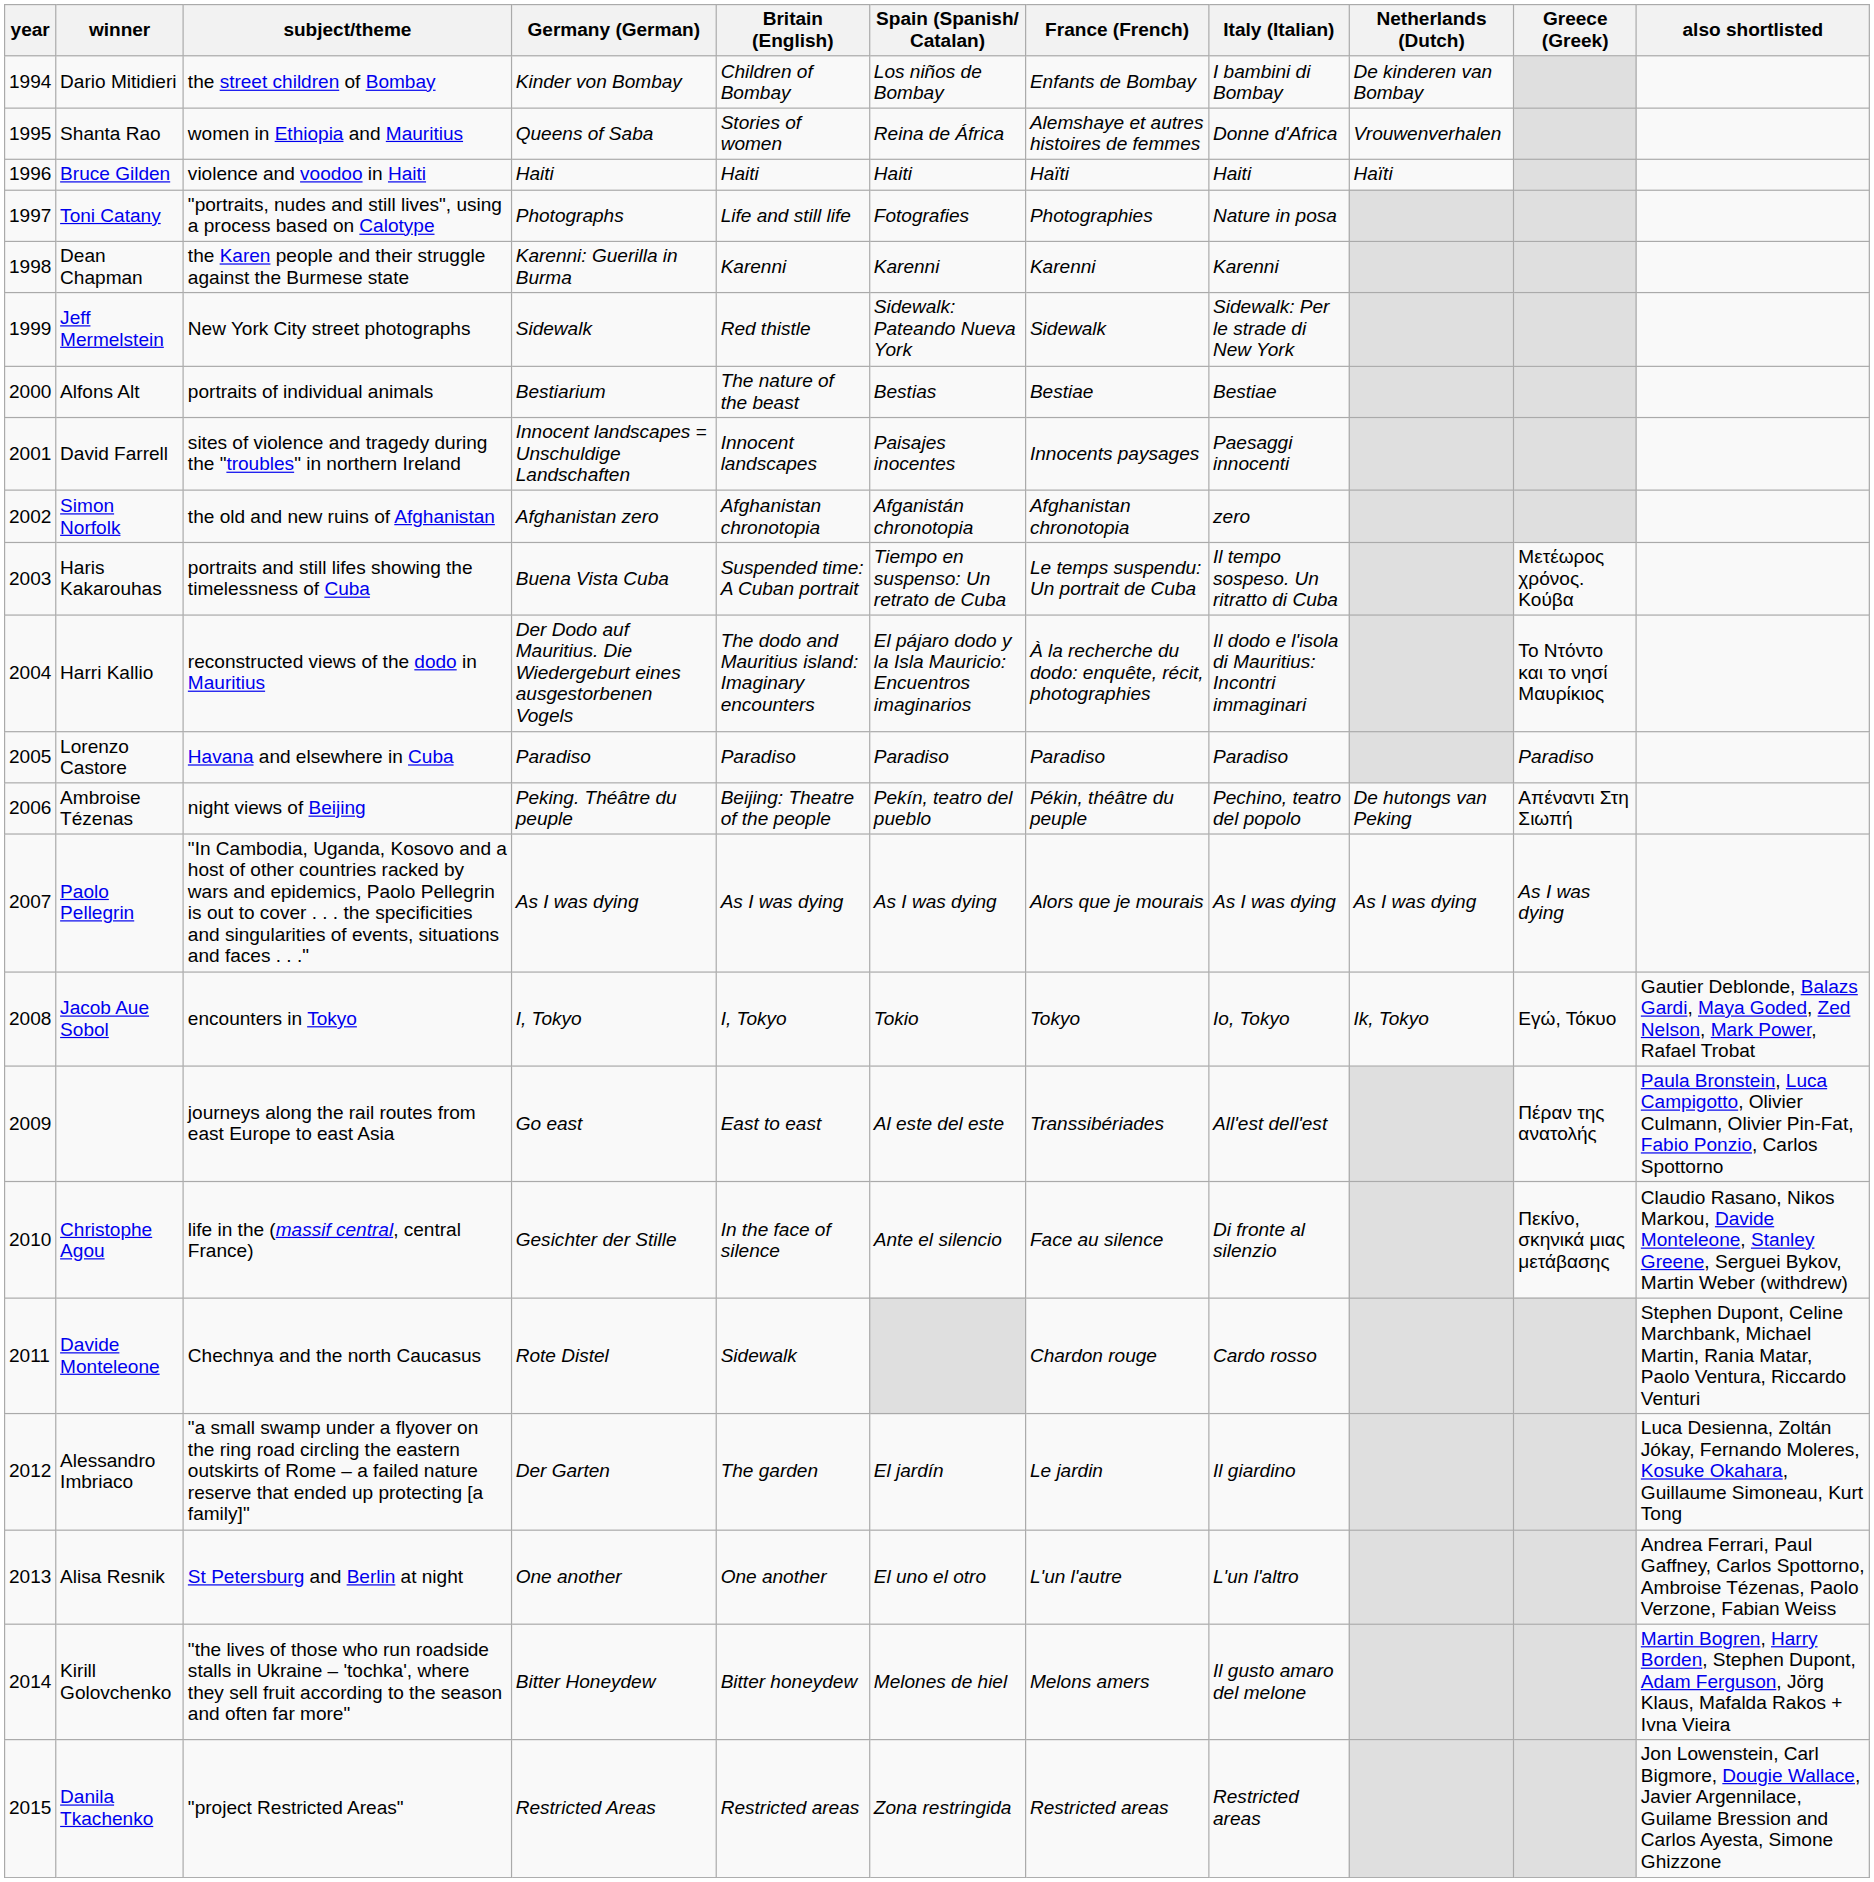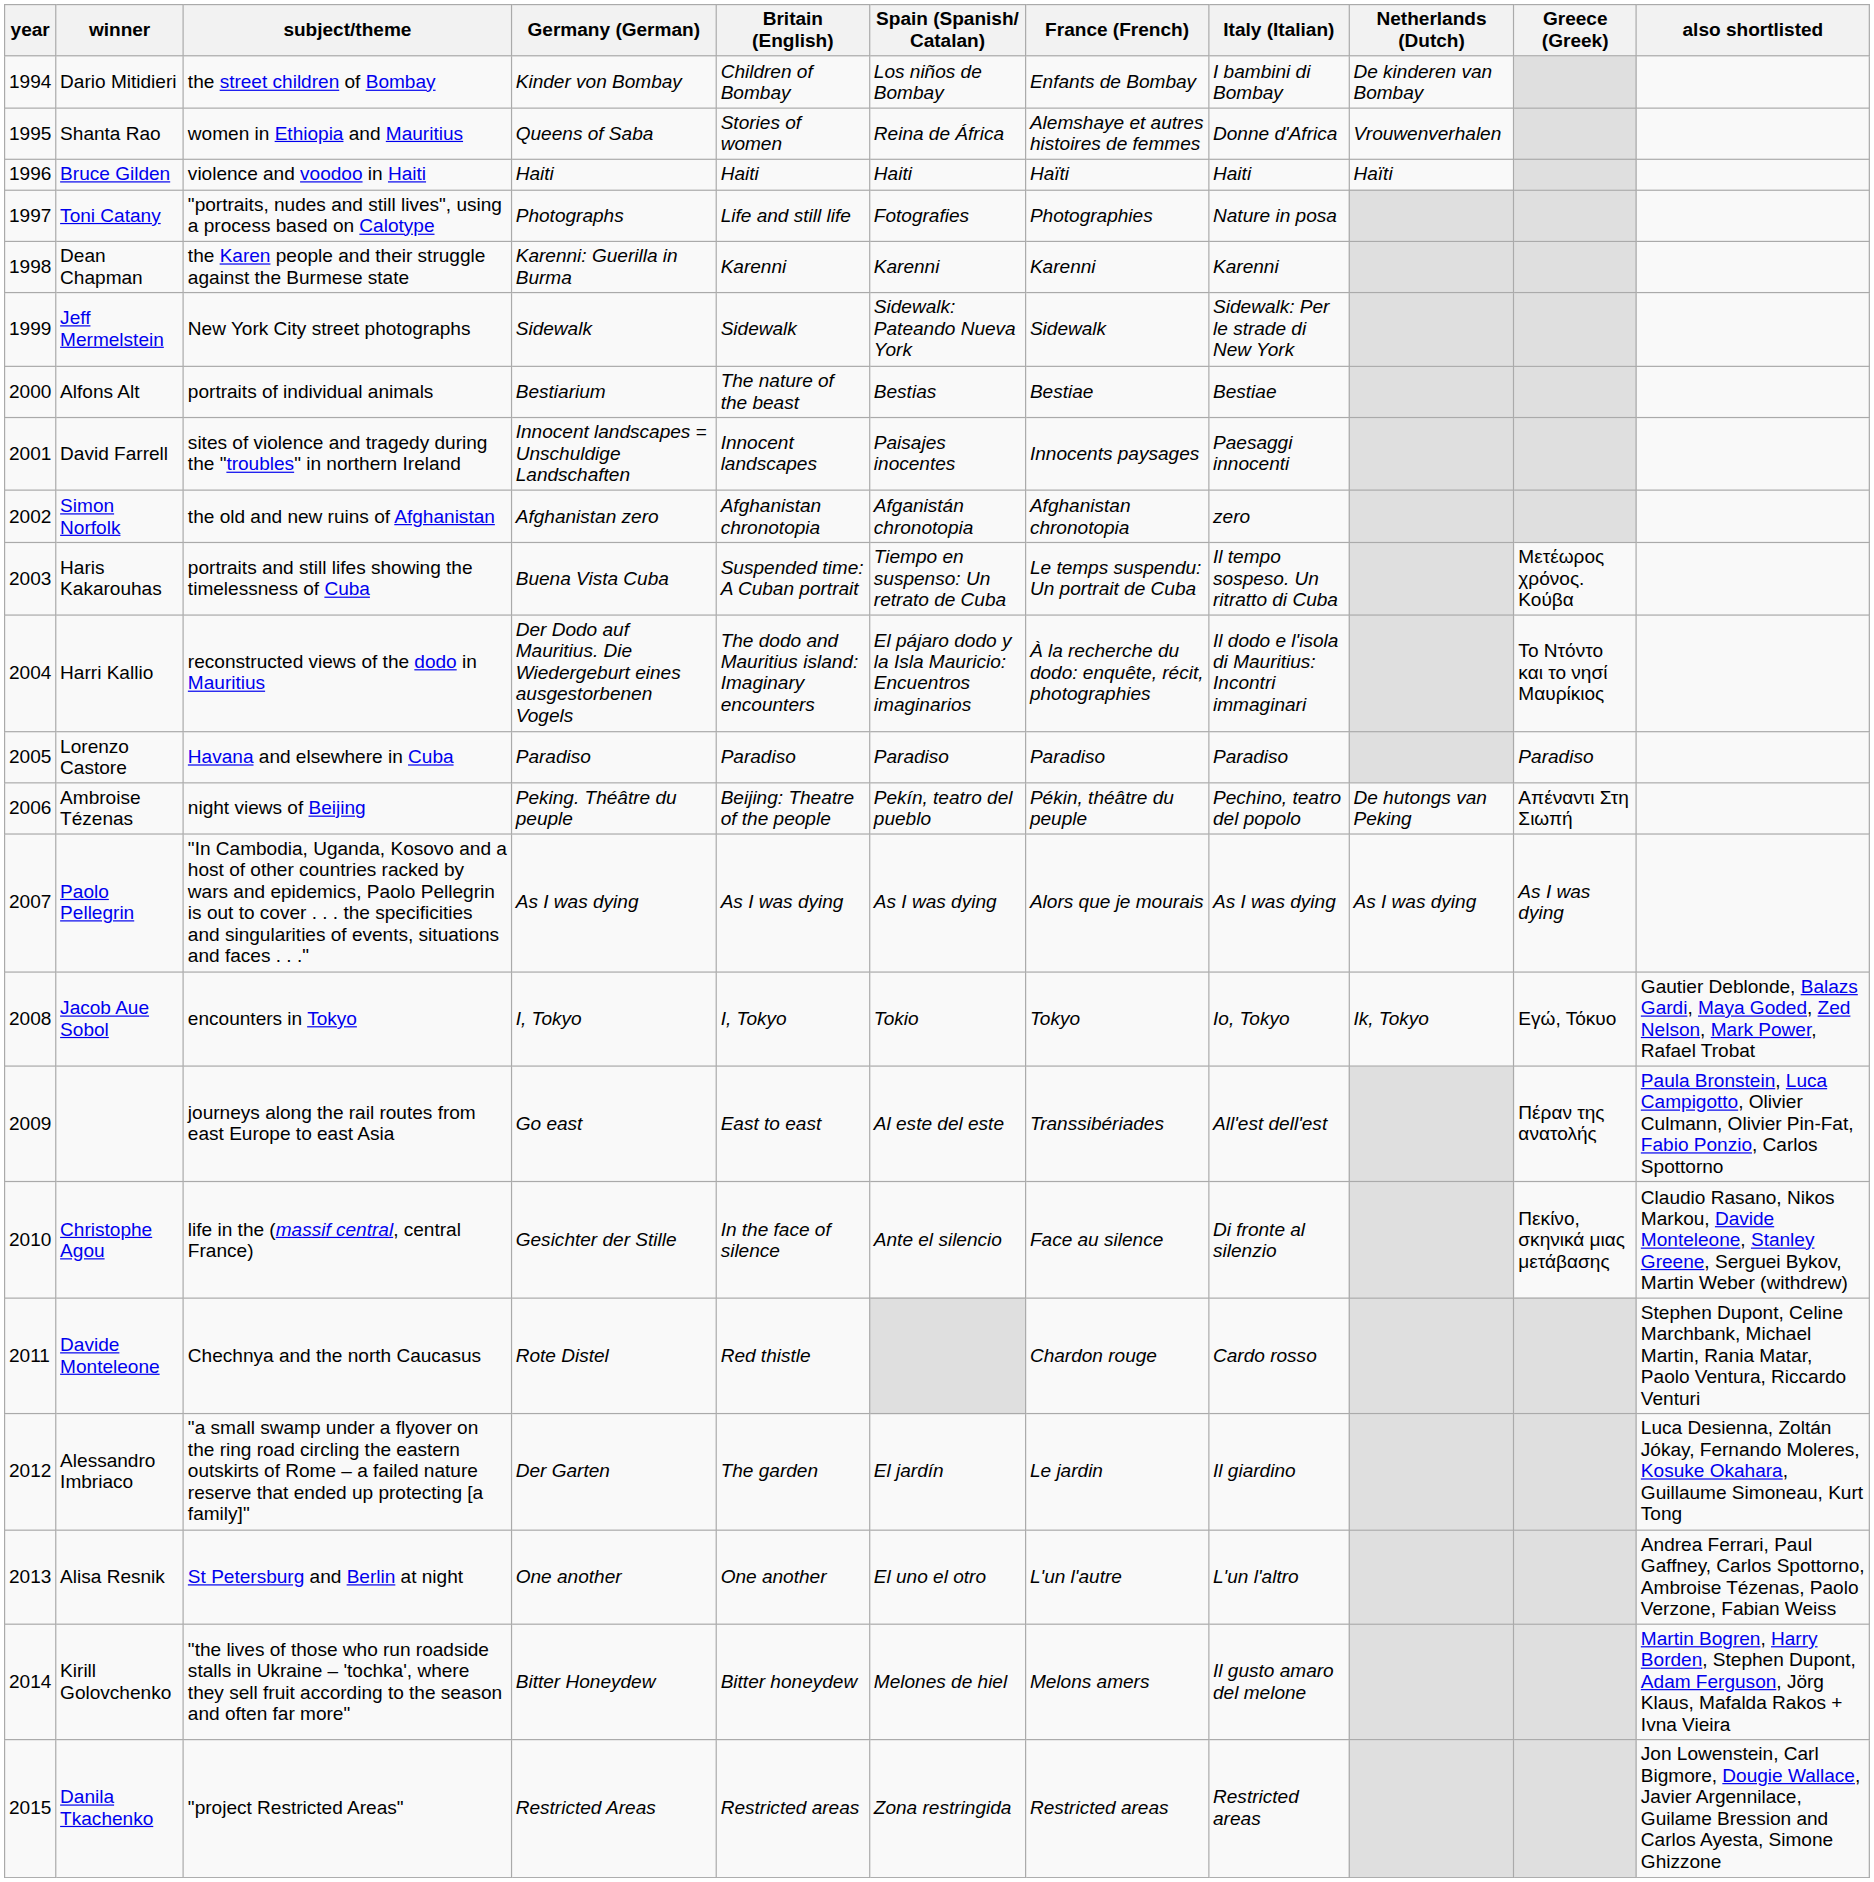(766, 329) Red thistle -> (759, 329) Sidewalk
(759, 1355) Sidewalk -> (766, 1355) Red thistle
